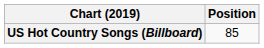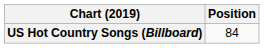(232, 33) 85 -> (232, 33) 84
